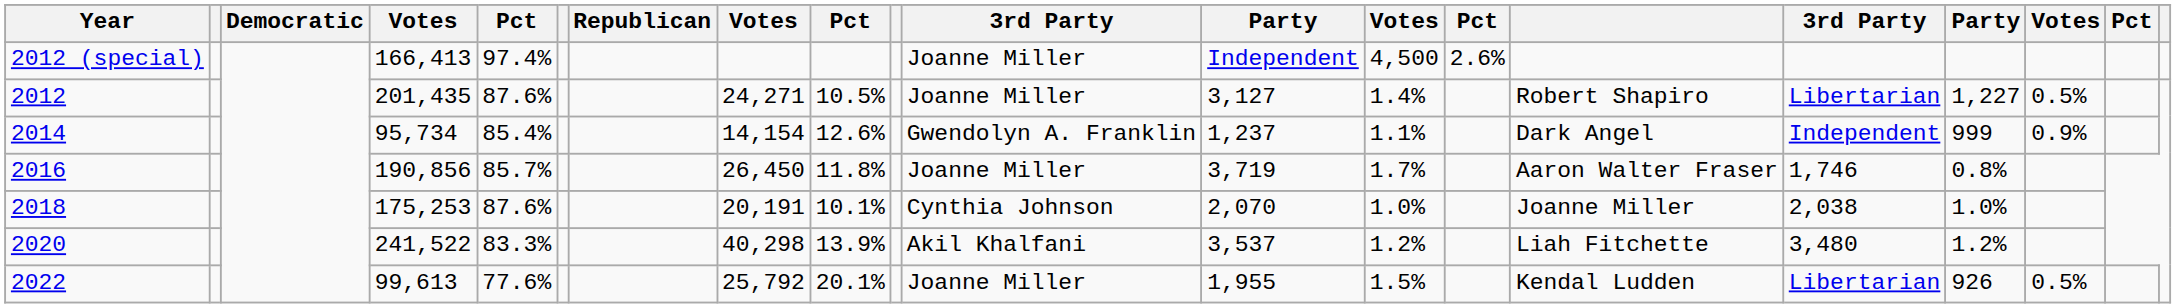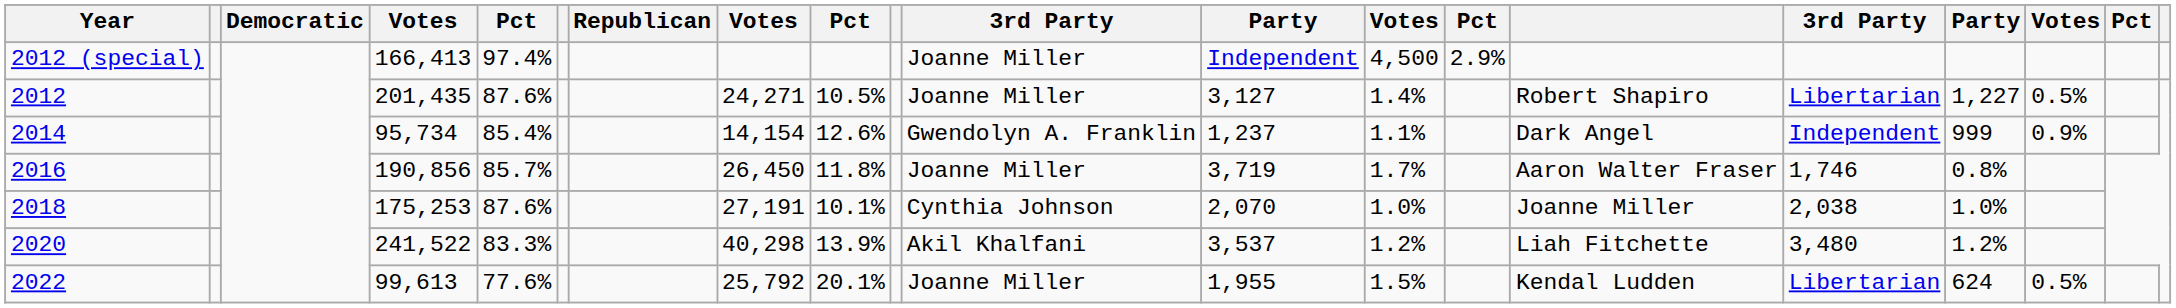(1477, 61) 2.6% -> (1477, 61) 2.9%
(763, 209) 20,191 -> (763, 209) 27,191
(1972, 283) 926 -> (1972, 283) 624
